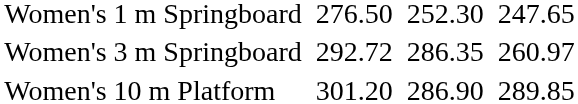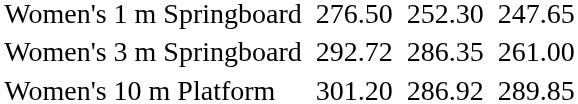(536, 52) 260.97 -> (536, 52) 261.00
(445, 90) 286.90 -> (445, 90) 286.92
